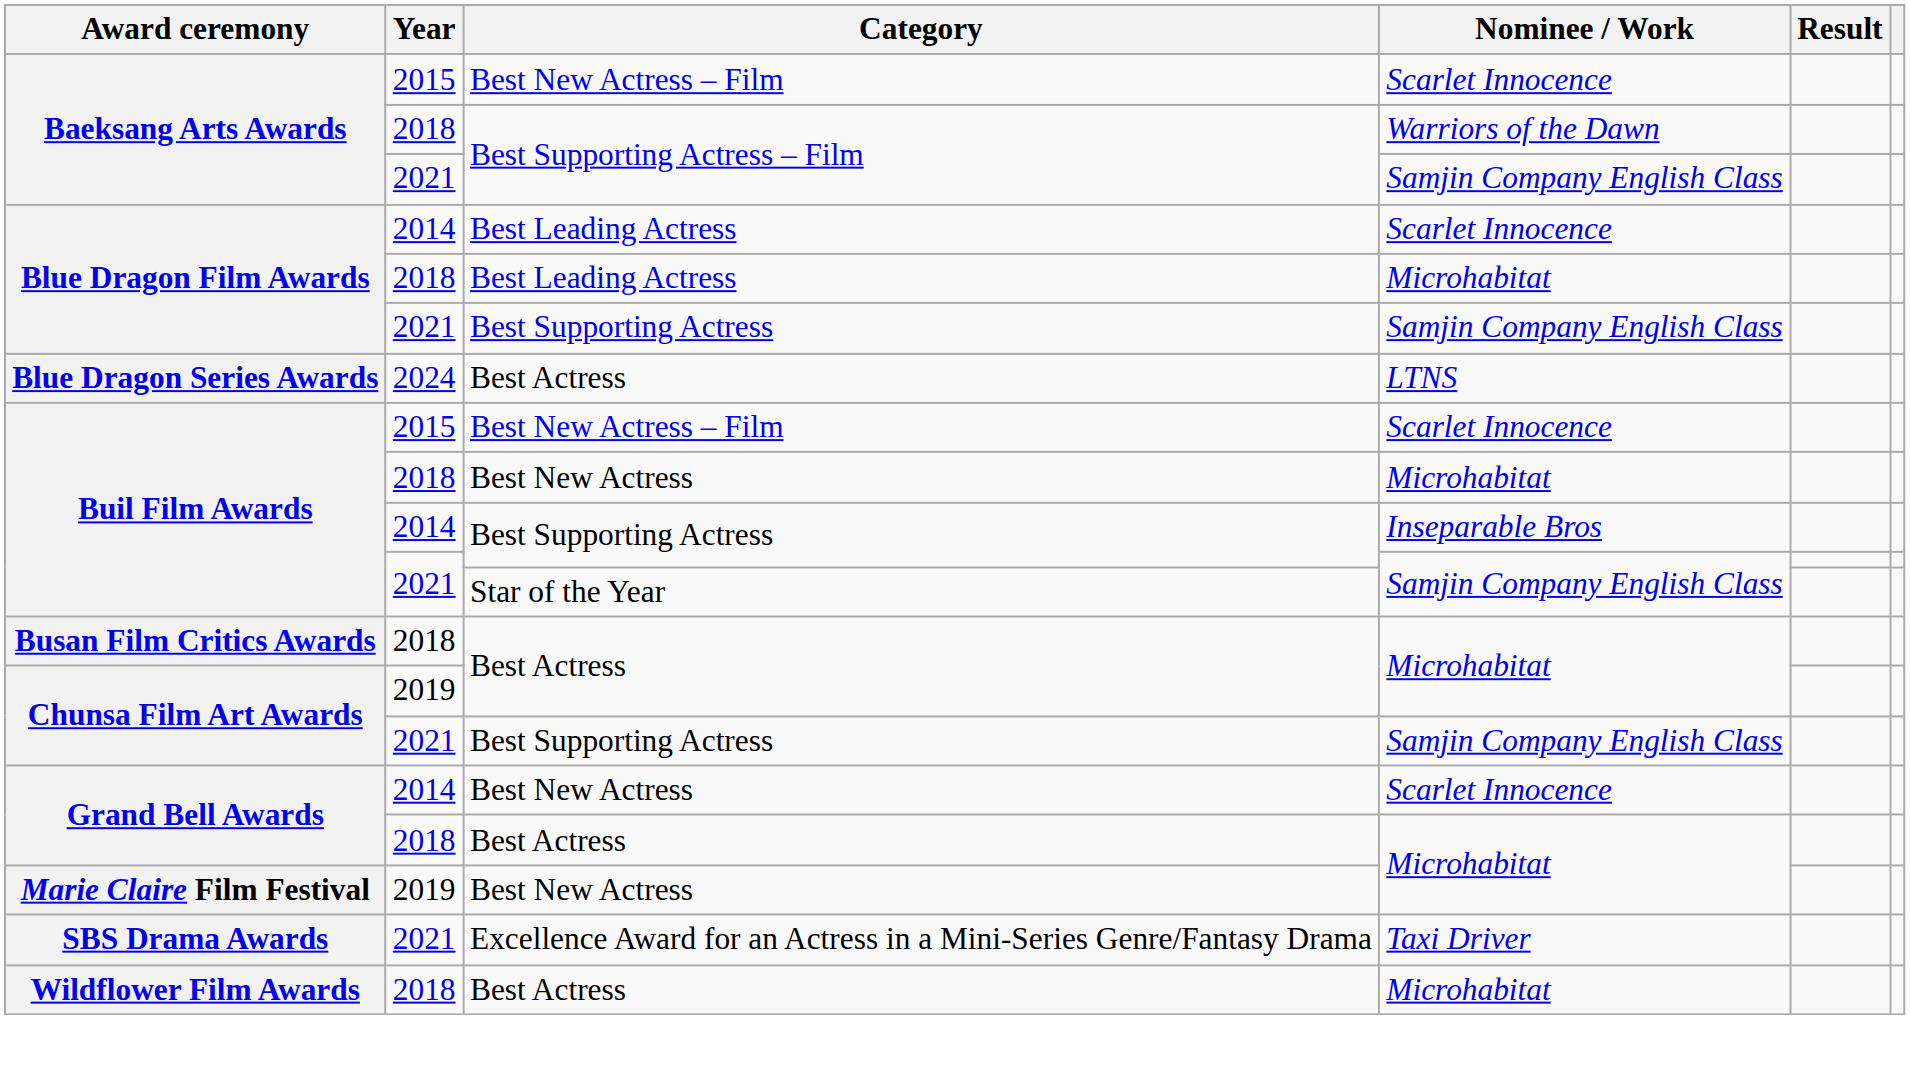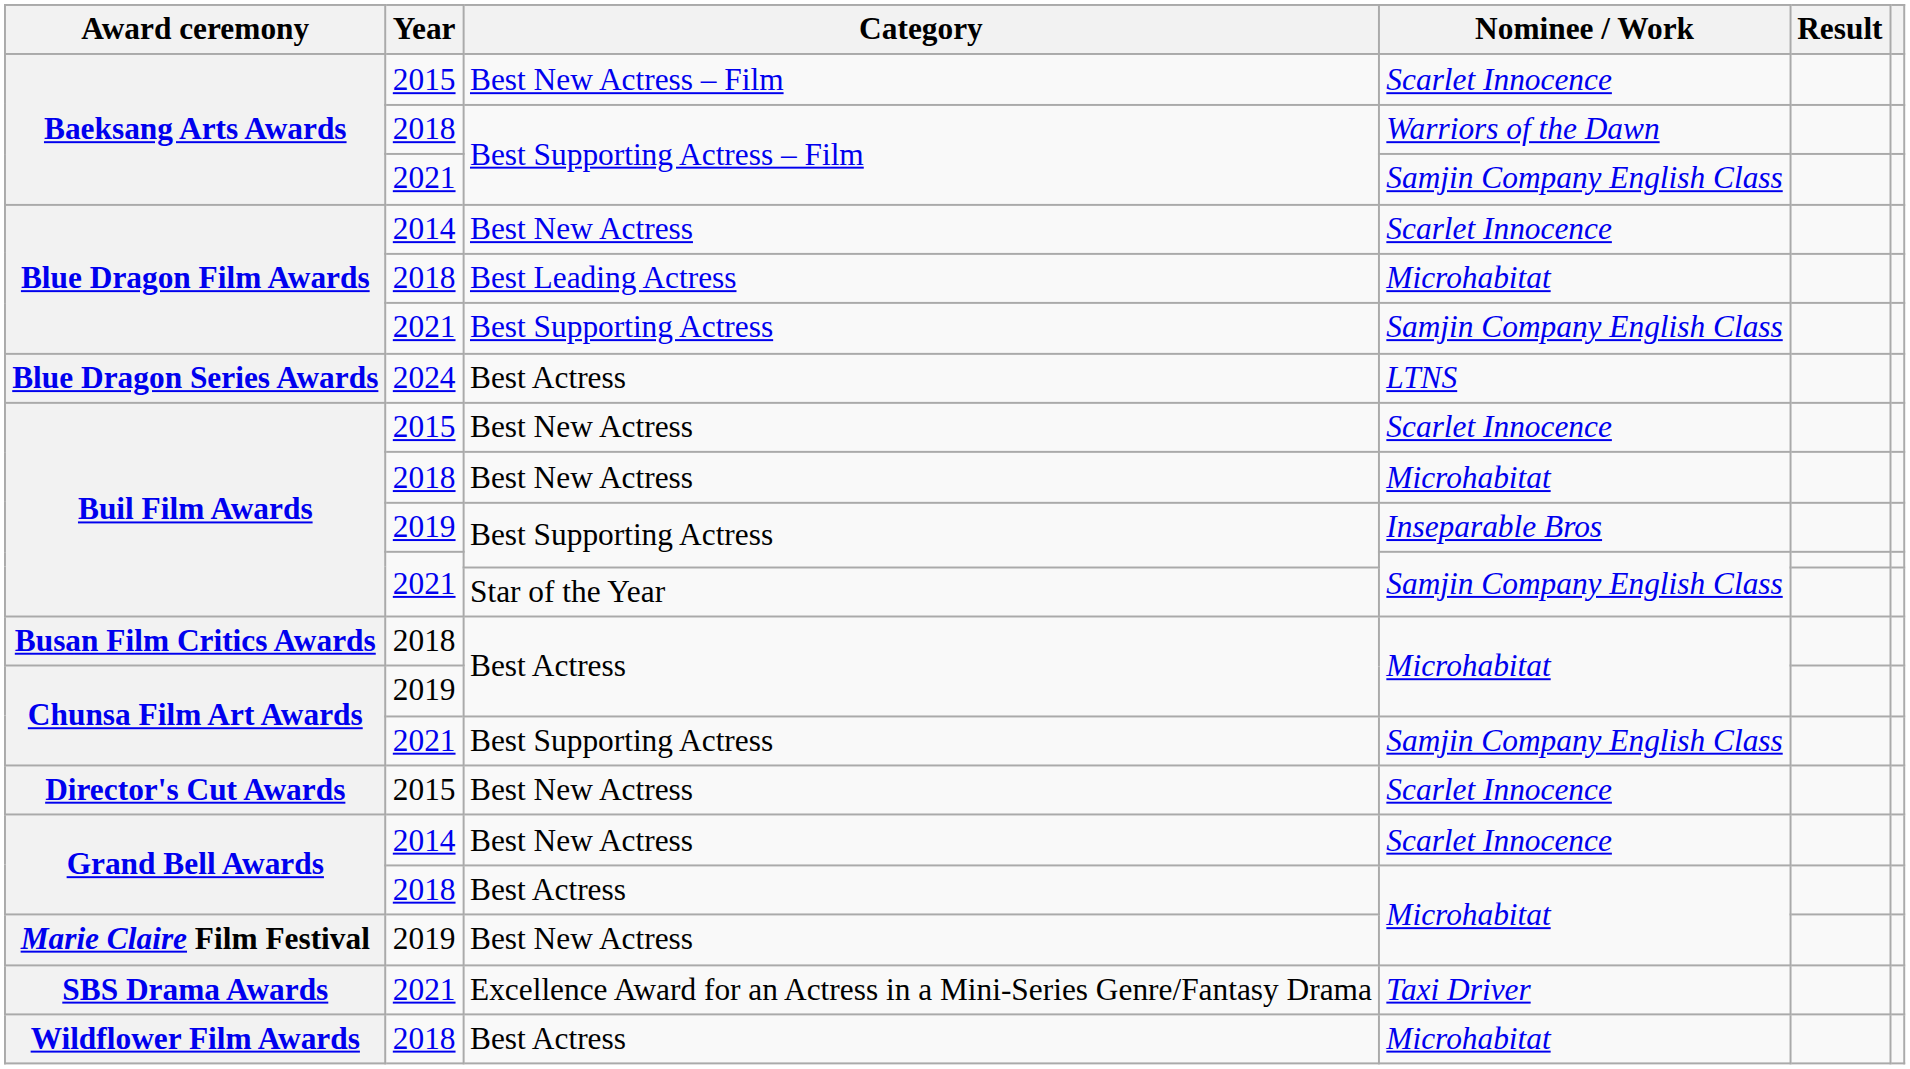(603, 228) Best Leading Actress -> (581, 228) Best New Actress
(627, 427) Best New Actress – Film -> (581, 427) Best New Actress
(424, 526) 2014 -> (424, 526) 2019
+ row: (195, 789)
